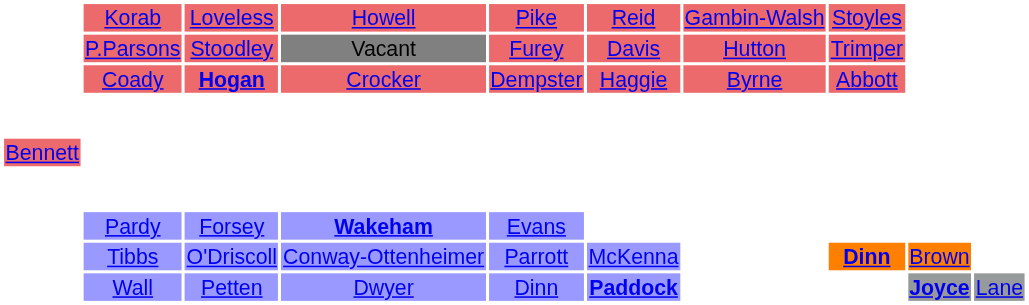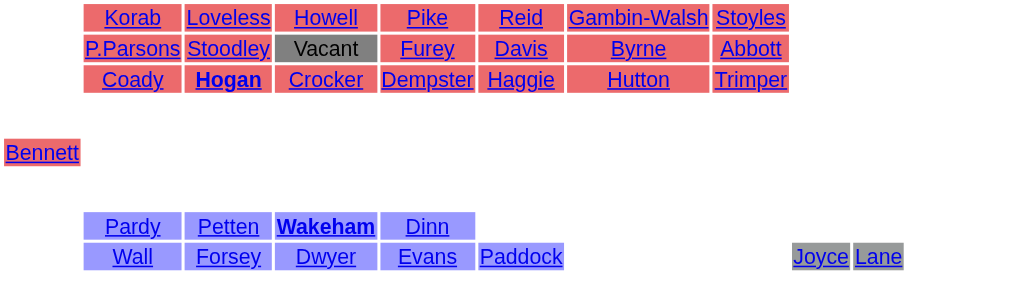(755, 48) Hutton -> (639, 48) Byrne
(867, 48) Trimper -> (751, 48) Abbott
(755, 79) Byrne -> (639, 79) Hutton
(867, 79) Abbott -> (751, 79) Trimper
(232, 226) Forsey -> (229, 226) Petten
(536, 226) Evans -> (427, 226) Dinn
- row: (42, 257)
(232, 287) Petten -> (229, 257) Forsey
(536, 287) Dinn -> (427, 257) Evans
(634, 287) bold -> (521, 257) normal
(939, 287) bold -> (821, 257) normal
